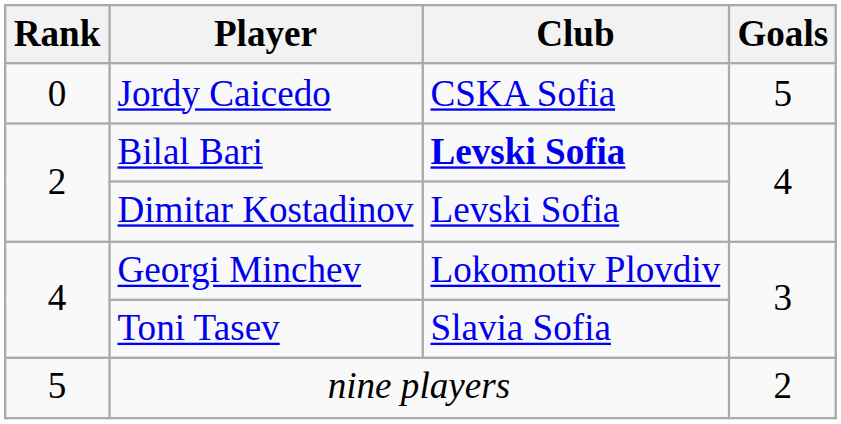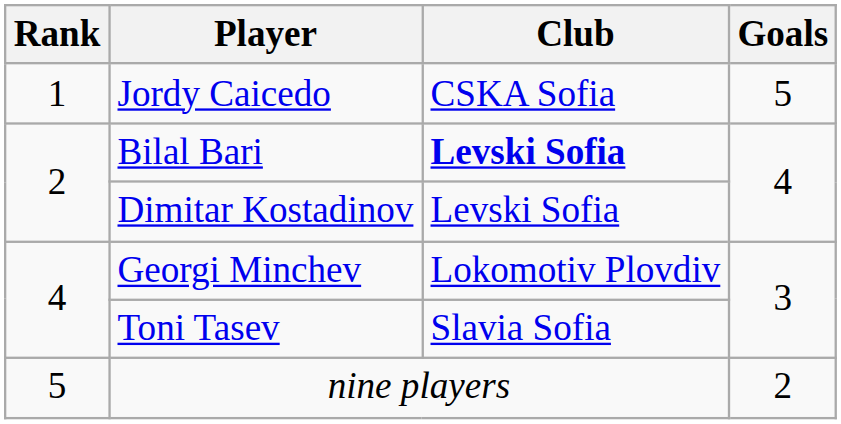(57, 92) 0 -> (57, 92) 1
